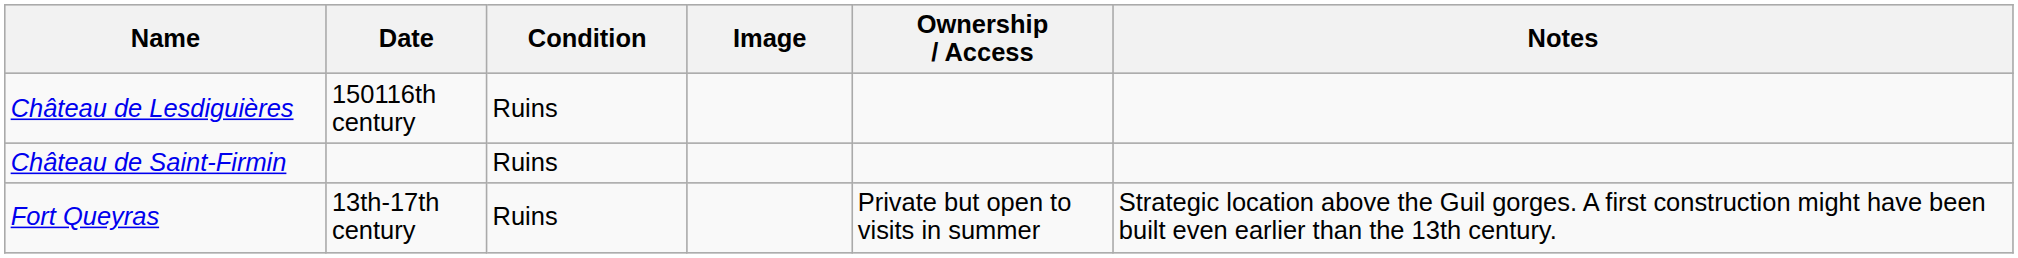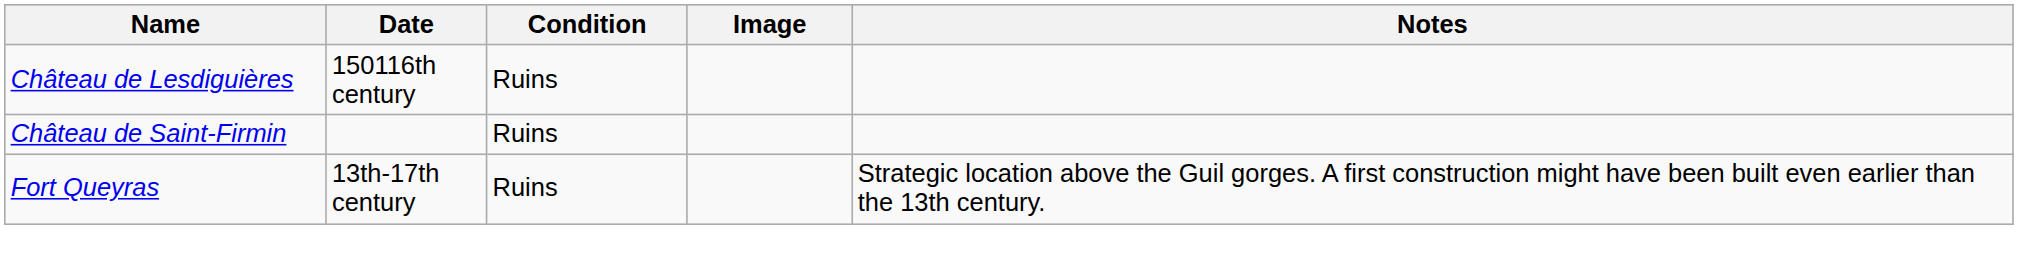- column: (982, 38)
